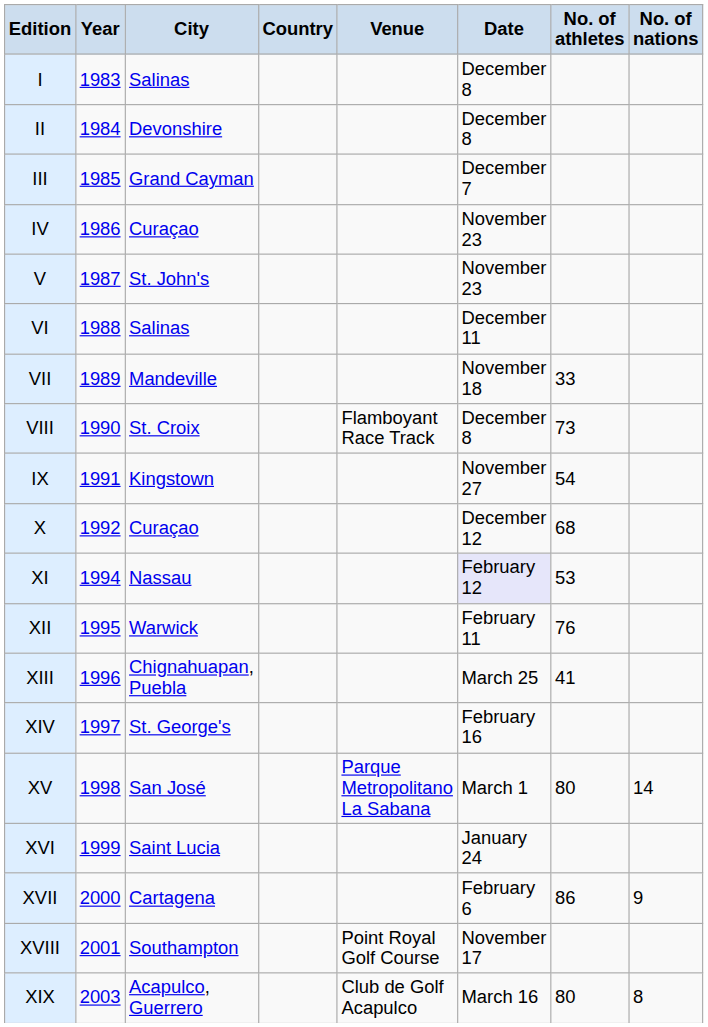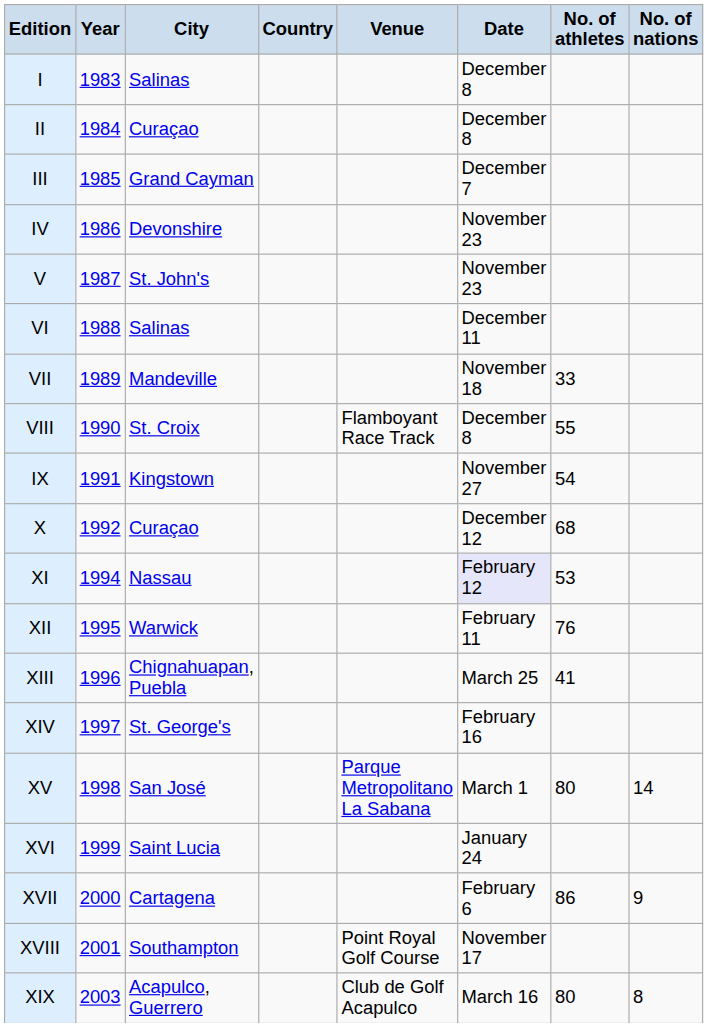(176, 129) Devonshire -> (164, 129) Curaçao
(164, 228) Curaçao -> (176, 228) Devonshire
(565, 428) 73 -> (565, 428) 55
